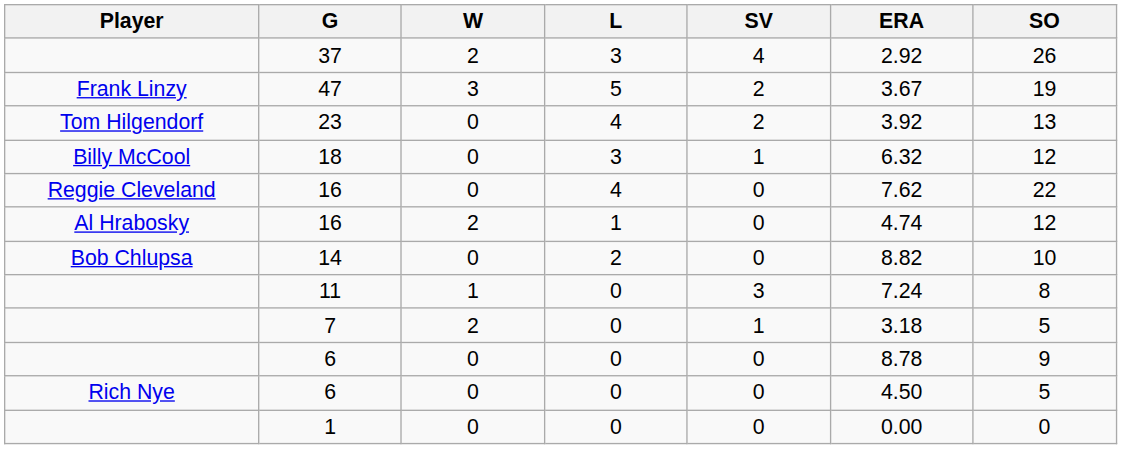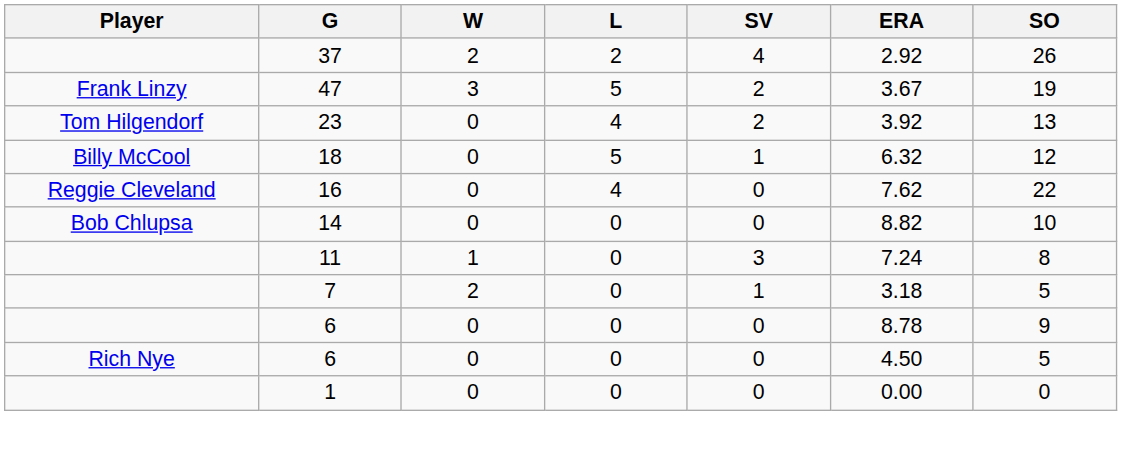(616, 55) 3 -> (616, 55) 2
(616, 156) 3 -> (616, 156) 5
- row: (132, 223)
(616, 257) 2 -> (616, 223) 0
